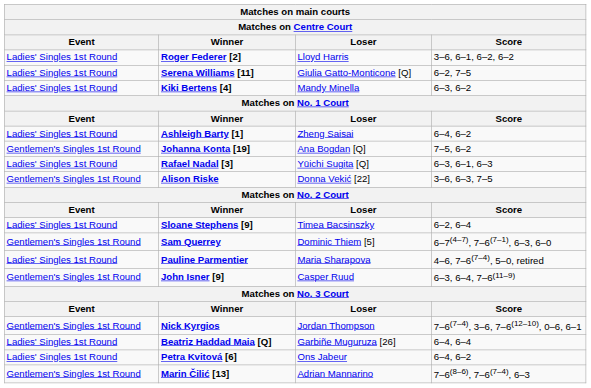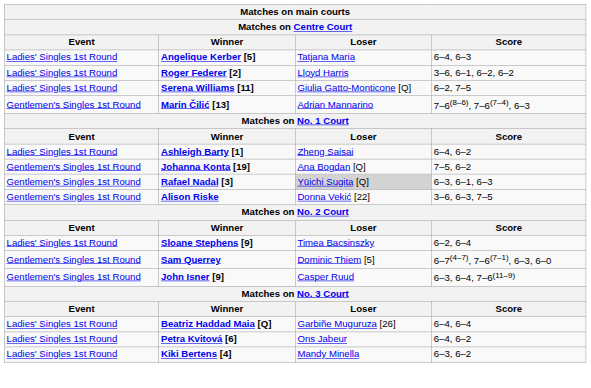+ row: (208, 57)
rows swapped: (196, 88) <-> (195, 373)
(62, 164) Ladies' Singles 1st Round -> (74, 182) Gentlemen's Singles 1st Round
(333, 164) no background -> (333, 182) lightgrey background
- row: (204, 259)
- row: (190, 325)
